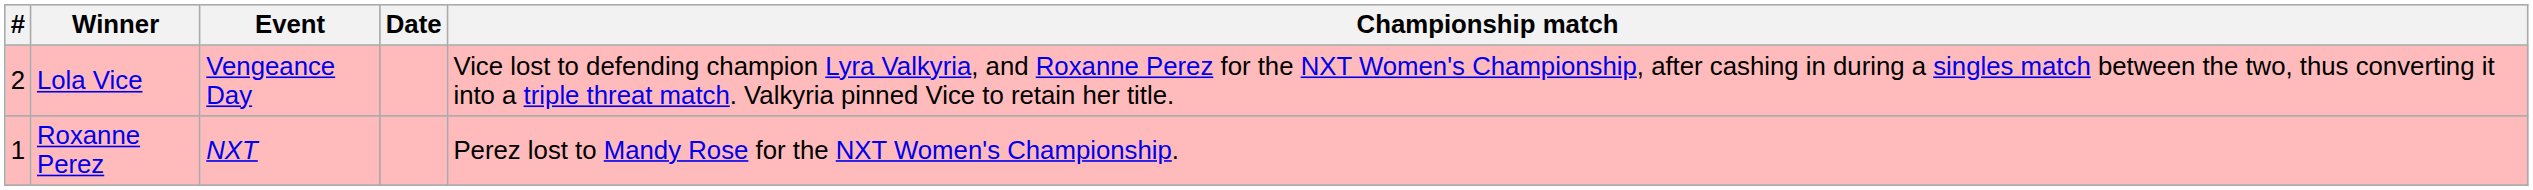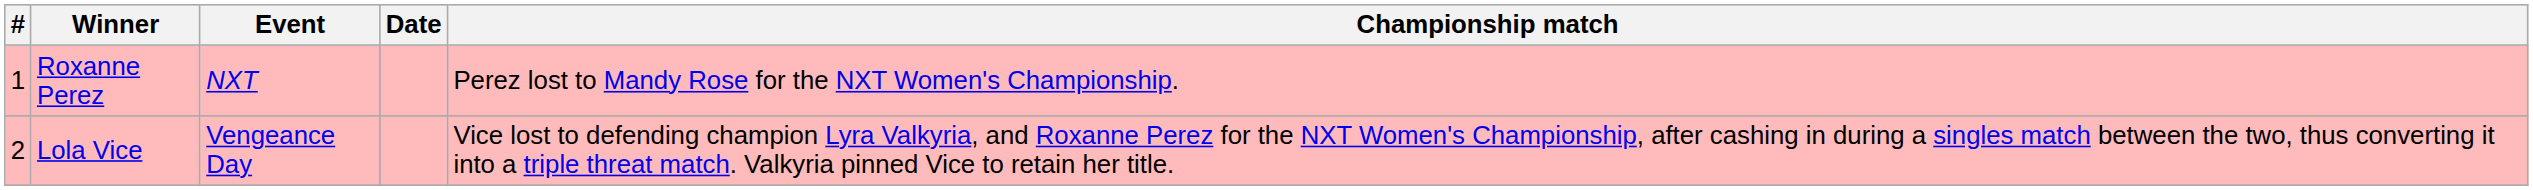rows swapped: (89, 150) <-> (90, 80)
